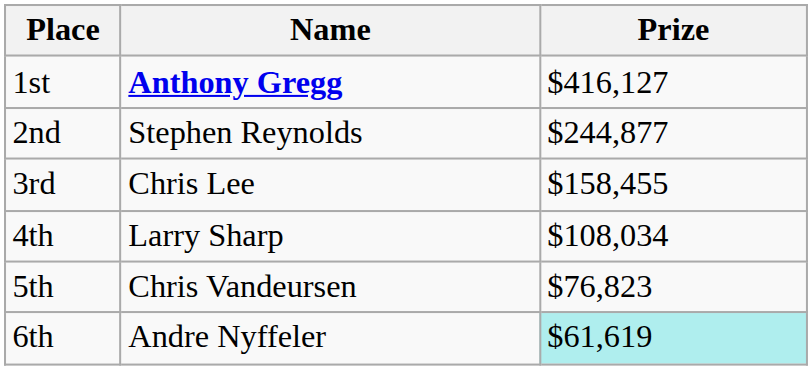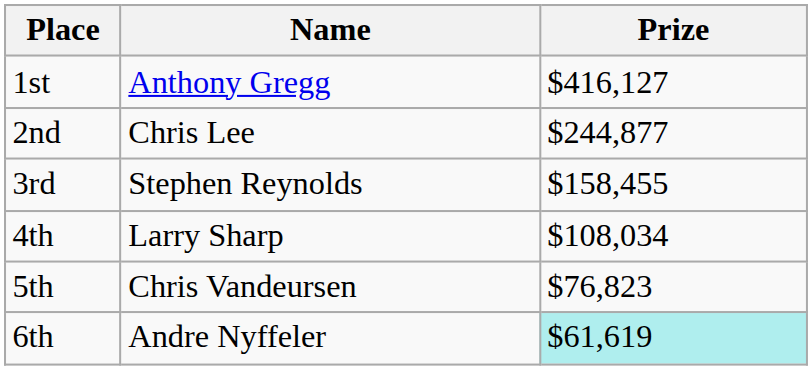(235, 81) bold -> (229, 81) normal
(246, 132) Stephen Reynolds -> (192, 132) Chris Lee
(192, 183) Chris Lee -> (246, 183) Stephen Reynolds
